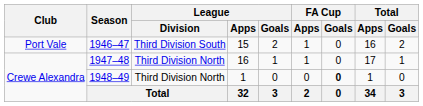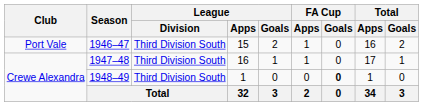(180, 61) Third Division North -> (180, 61) Third Division South
(180, 77) Third Division North -> (180, 77) Third Division South
